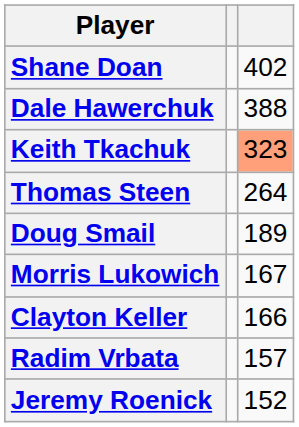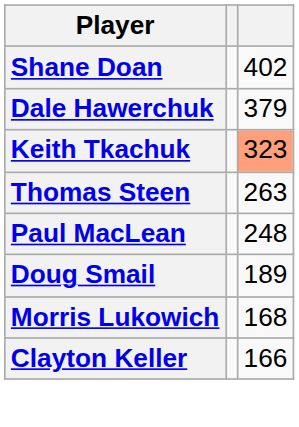(265, 108) 388 -> (265, 108) 379
(265, 192) 264 -> (265, 192) 263
+ row: (98, 233)
(265, 275) 167 -> (265, 316) 168
- row: (95, 358)
- row: (112, 400)
